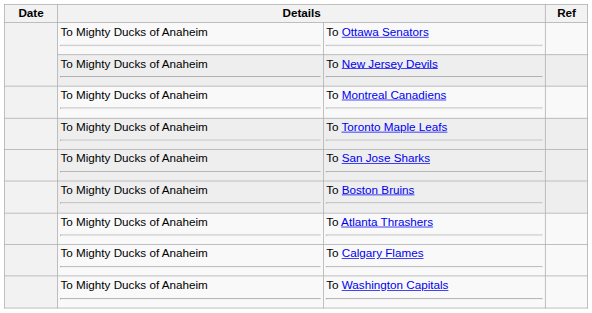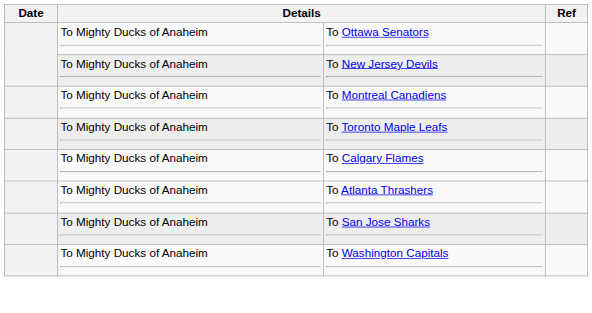rows swapped: (434, 257) <-> (434, 162)
- row: (434, 194)
